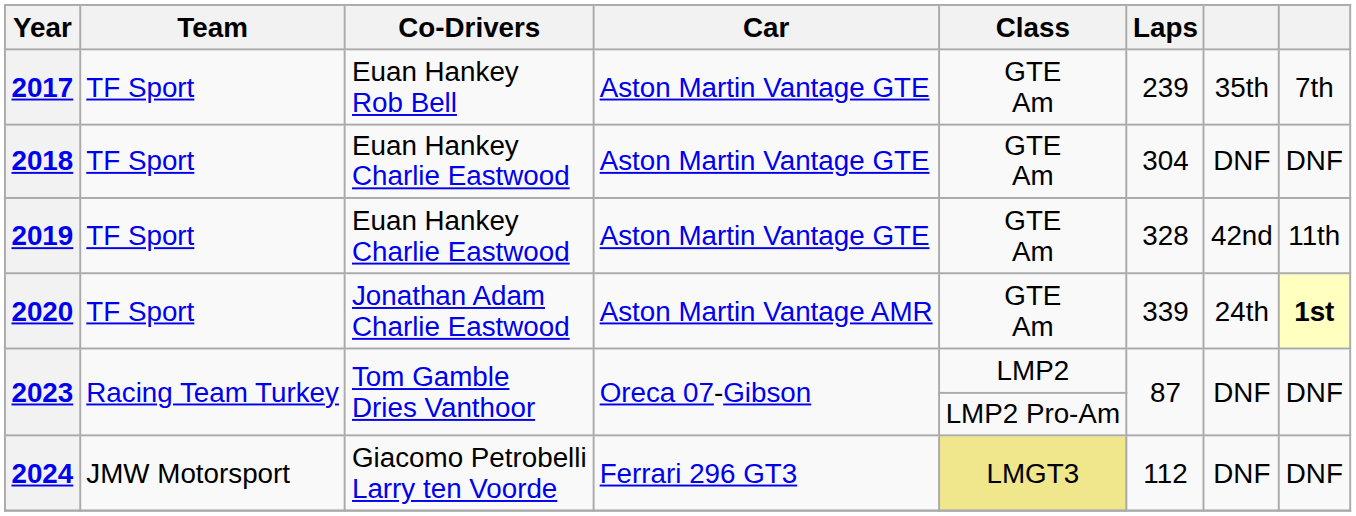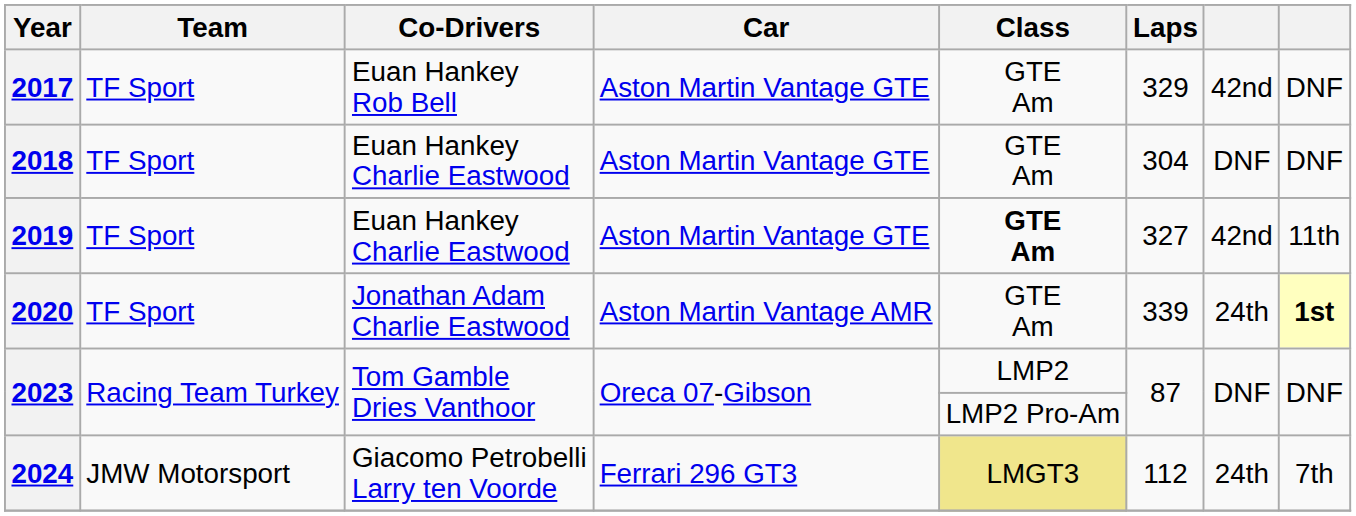(1165, 87) 239 -> (1165, 87) 329
(1242, 87) 35th -> (1242, 87) 42nd
(1314, 87) 7th -> (1314, 87) DNF
(1033, 236) normal -> (1033, 236) bold
(1165, 236) 328 -> (1165, 236) 327
(1242, 474) DNF -> (1242, 474) 24th
(1314, 474) DNF -> (1314, 474) 7th
